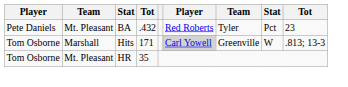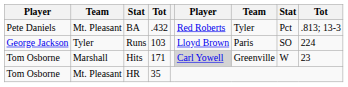(290, 27) 23 -> (321, 27) .813; 13-3
+ row: (136, 43)
(305, 43) .813; 13-3 -> (306, 58) 23
